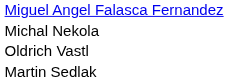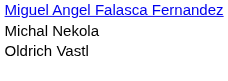- row: (51, 72)
